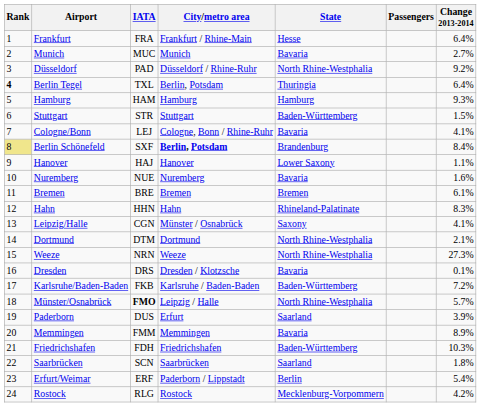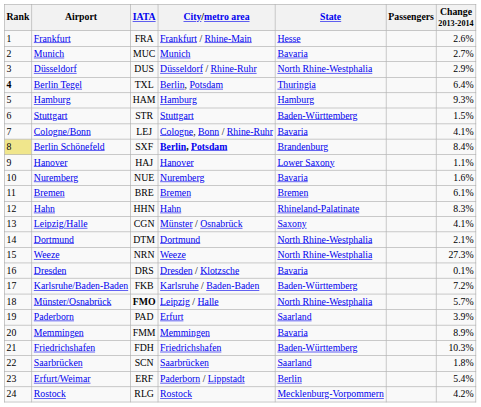(463, 38) 6.4% -> (463, 38) 2.6%
(144, 69) PAD -> (144, 69) DUS
(463, 69) 9.2% -> (463, 69) 2.9%
(144, 317) DUS -> (144, 317) PAD
